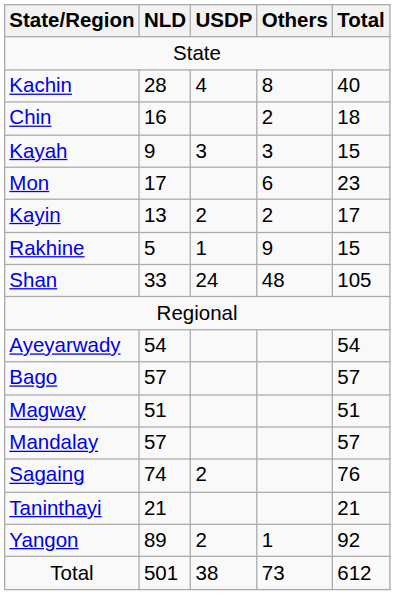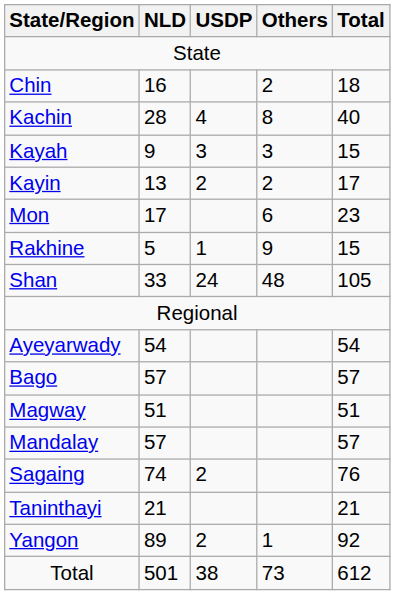rows swapped: (30, 118) <-> (41, 85)
rows swapped: (35, 215) <-> (29, 183)
